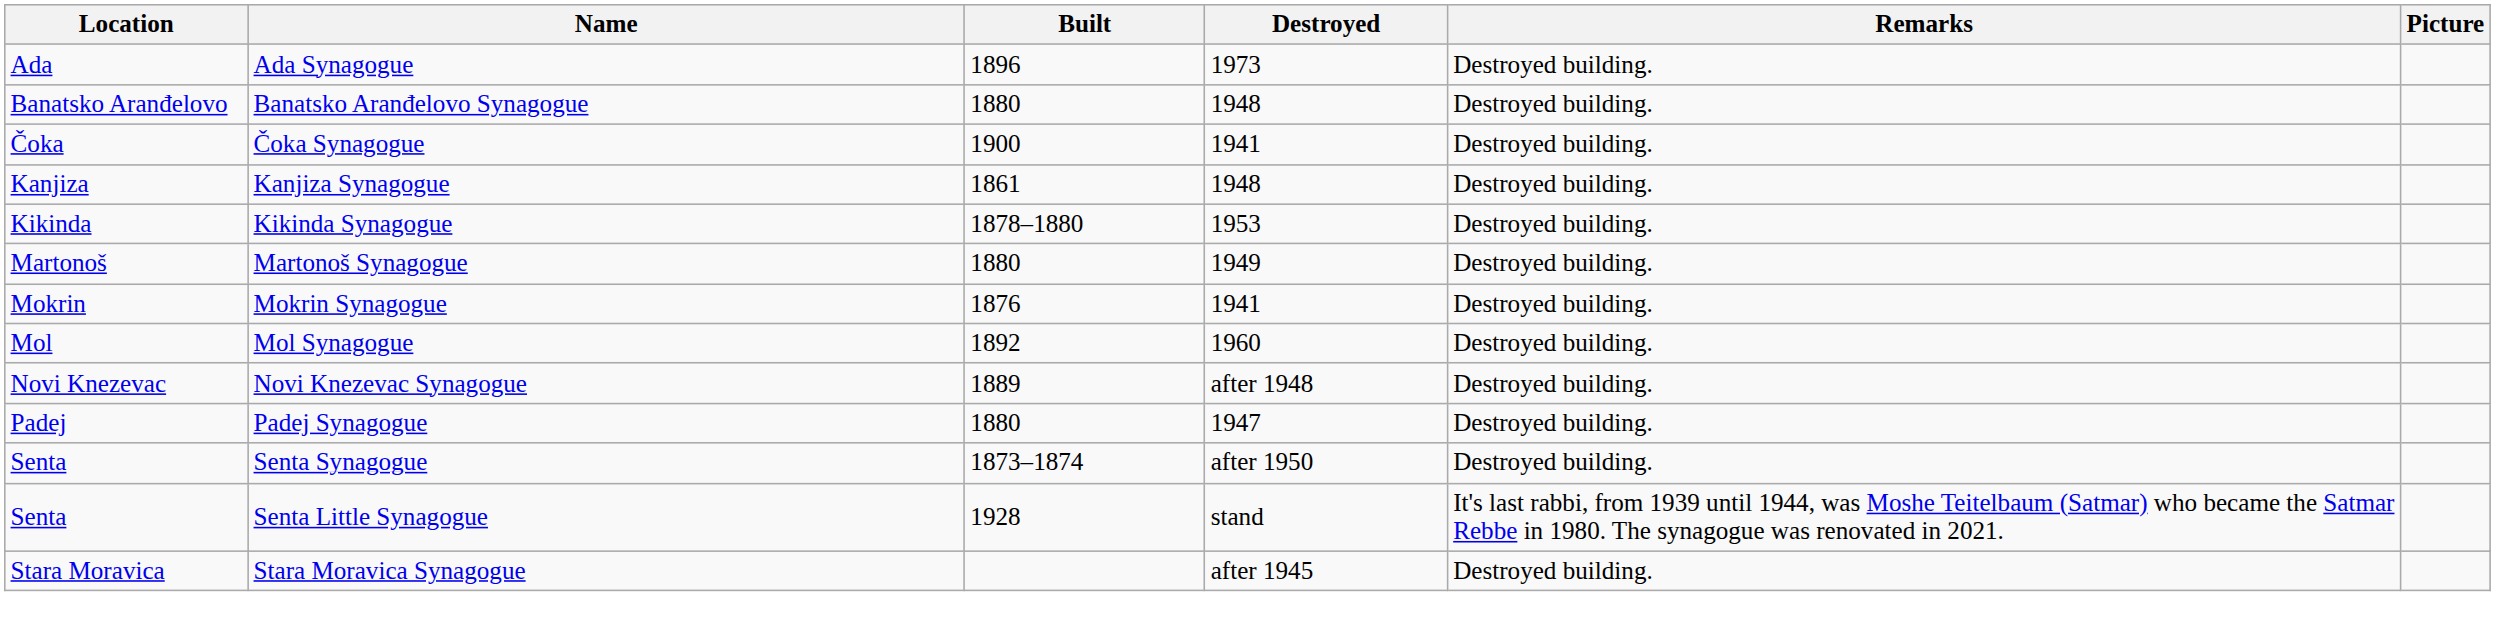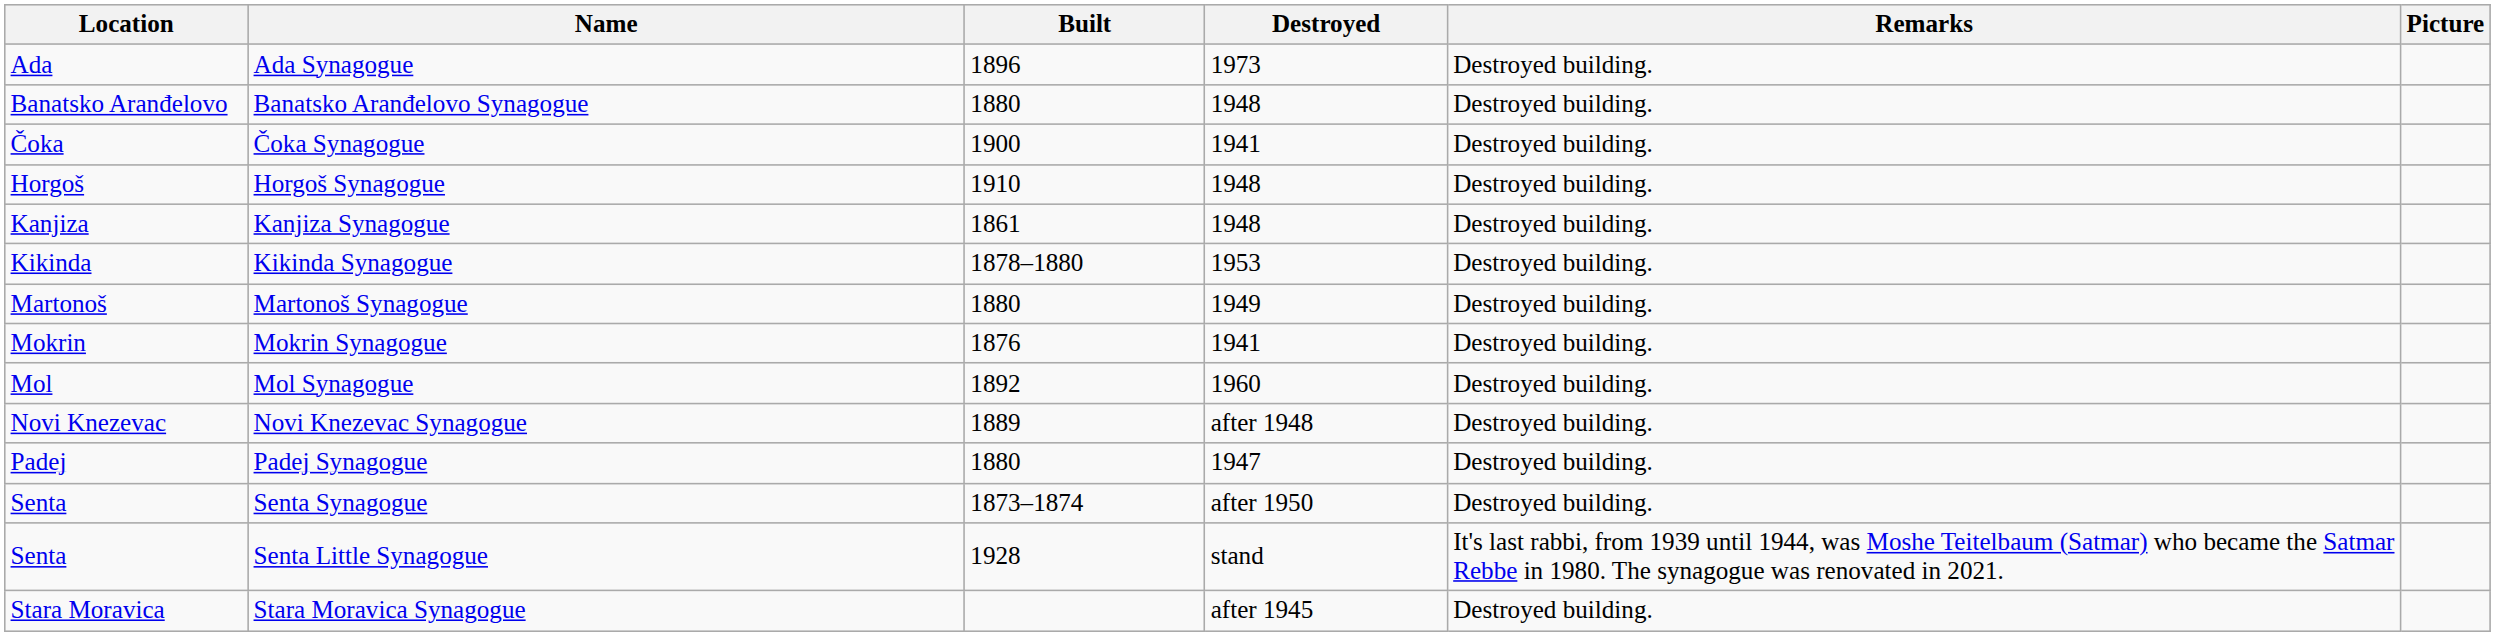+ row: (349, 183)
